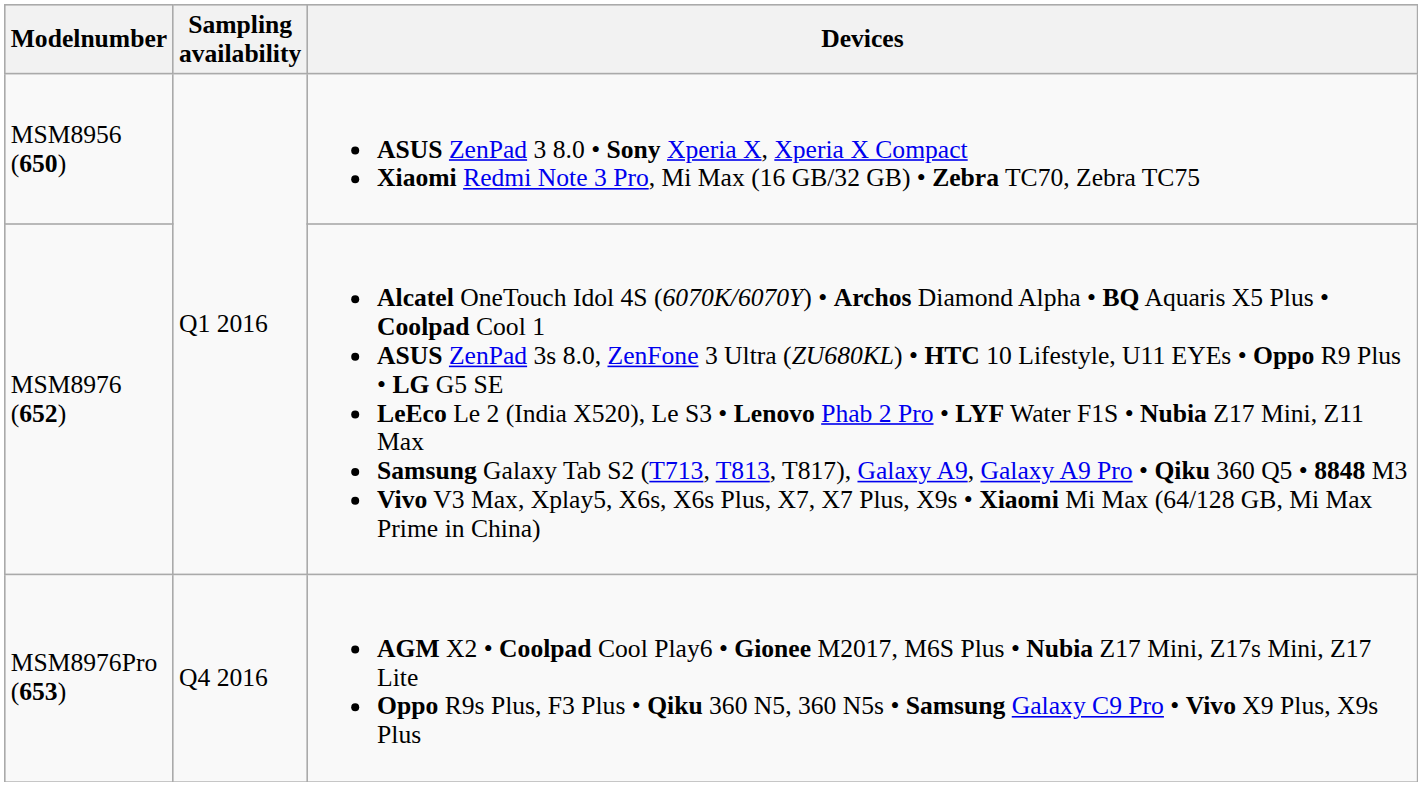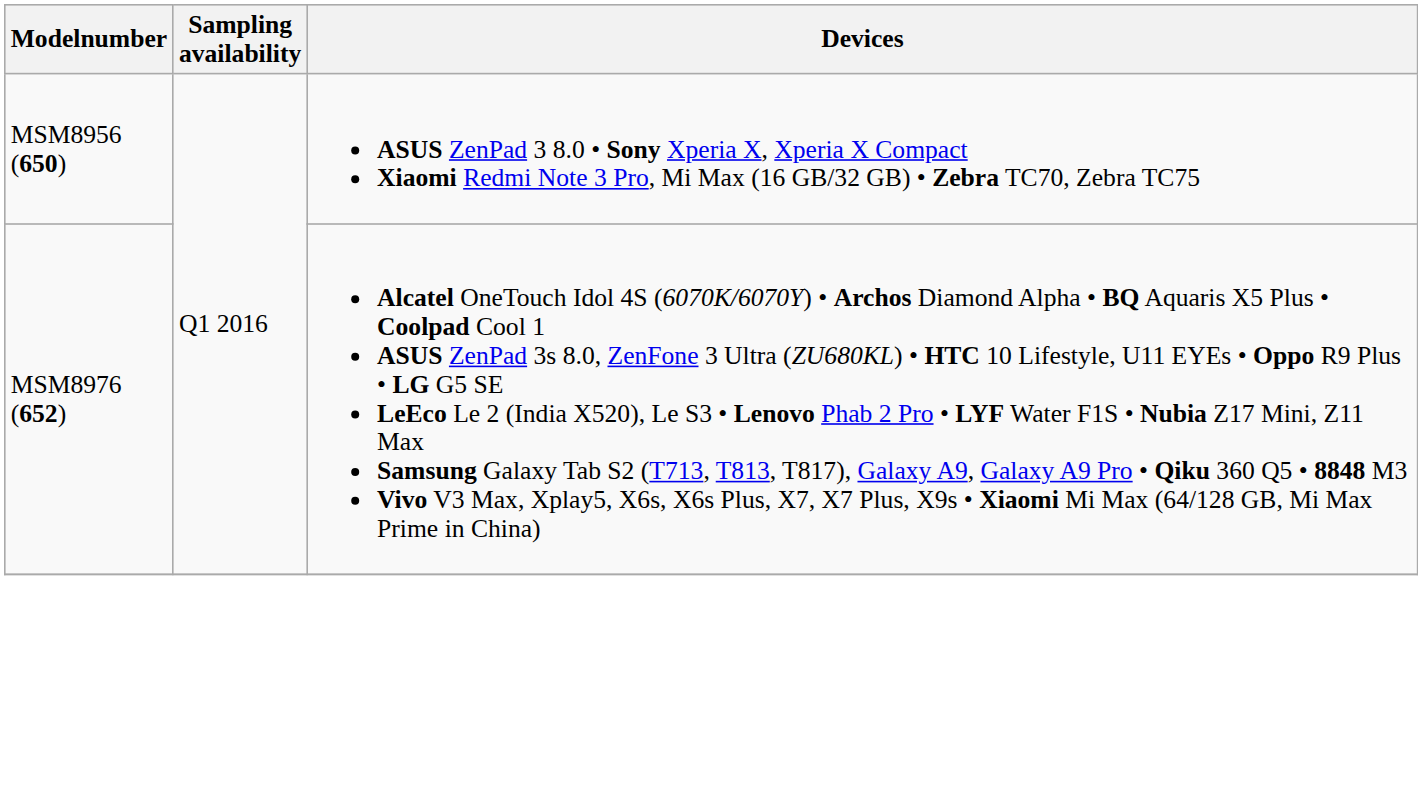- row: (84, 677)
